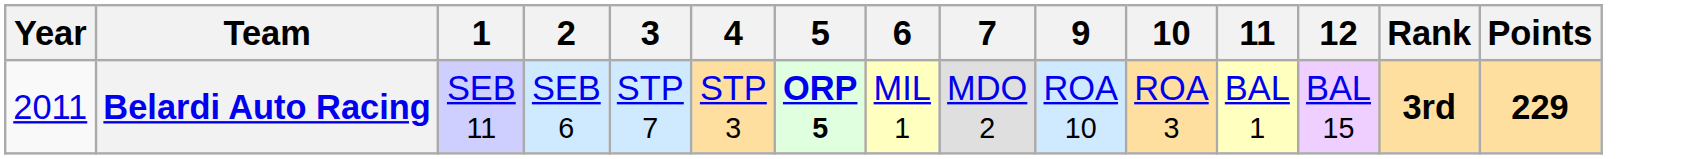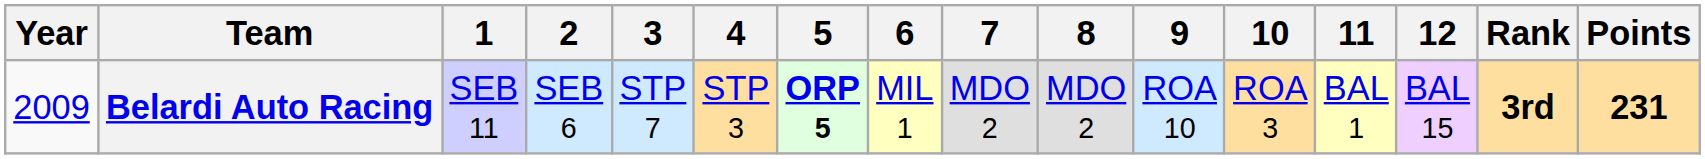+ column: (1086, 33)
(50, 106) 2011 -> (52, 106) 2009
(1540, 106) 229 -> (1639, 106) 231
